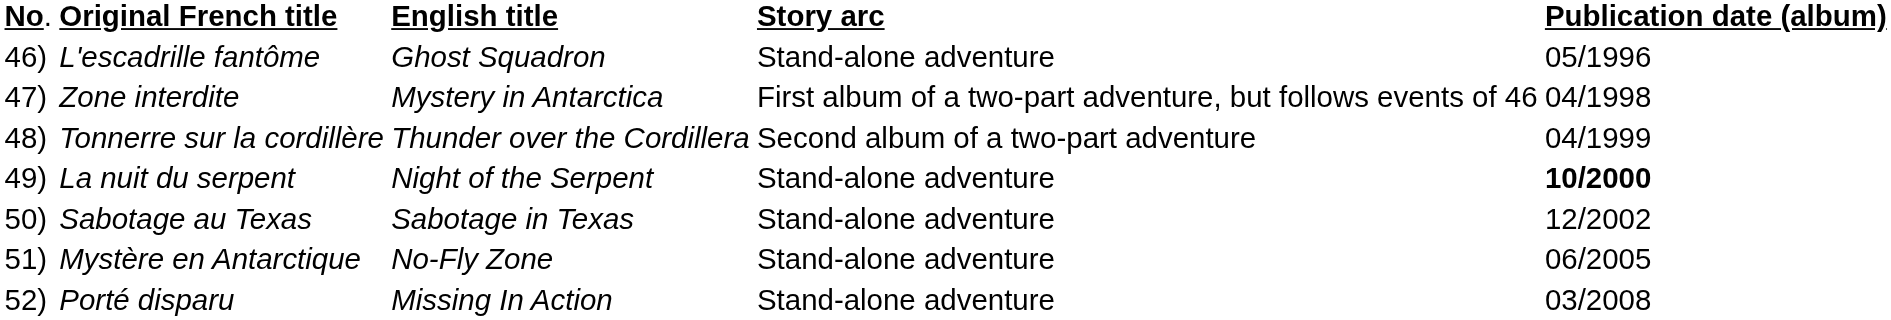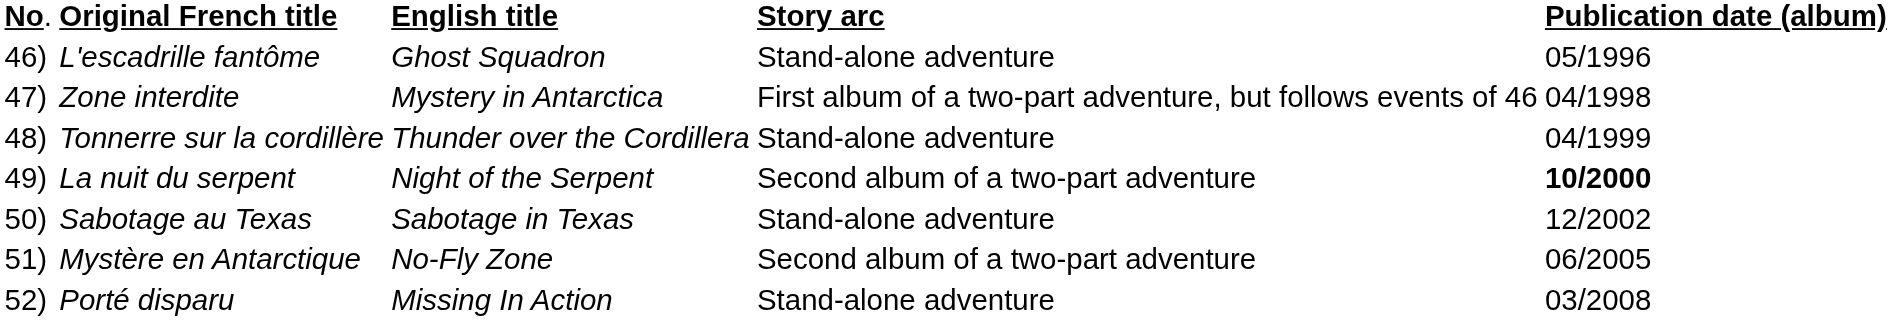(1007, 138) Second album of a two-part adventure -> (906, 138) Stand-alone adventure
(906, 178) Stand-alone adventure -> (1007, 178) Second album of a two-part adventure
(906, 259) Stand-alone adventure -> (1007, 259) Second album of a two-part adventure
